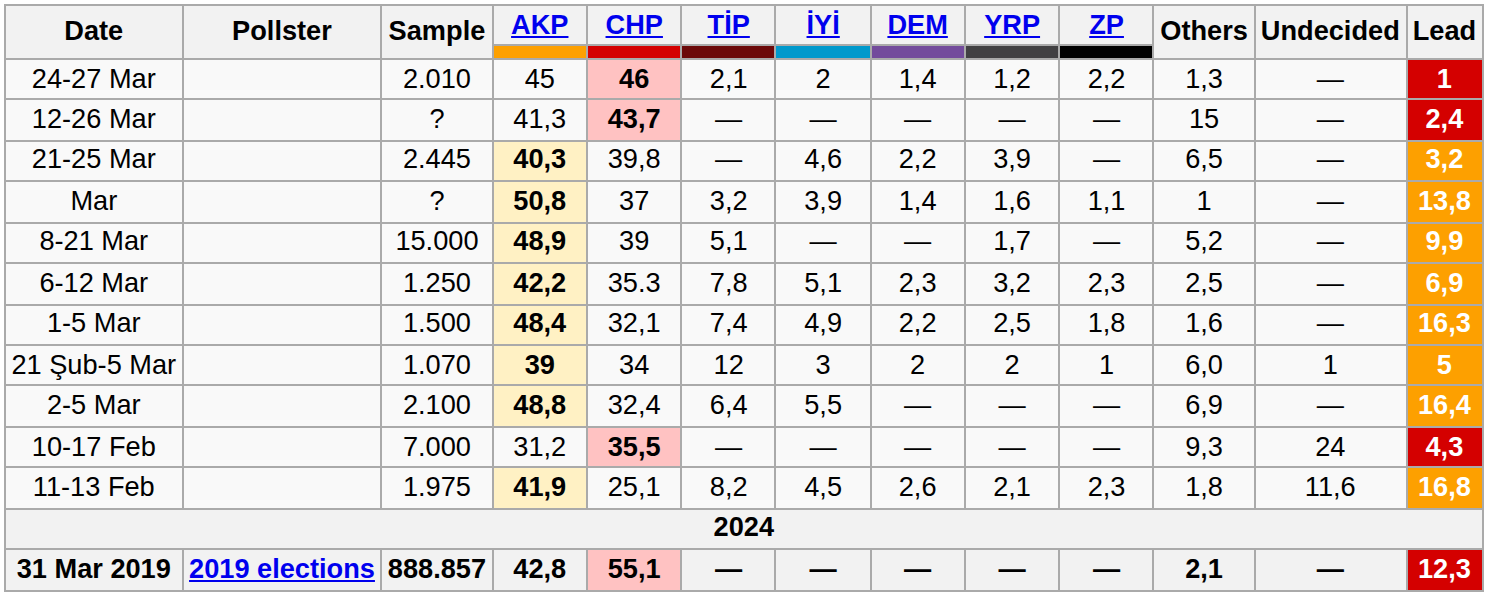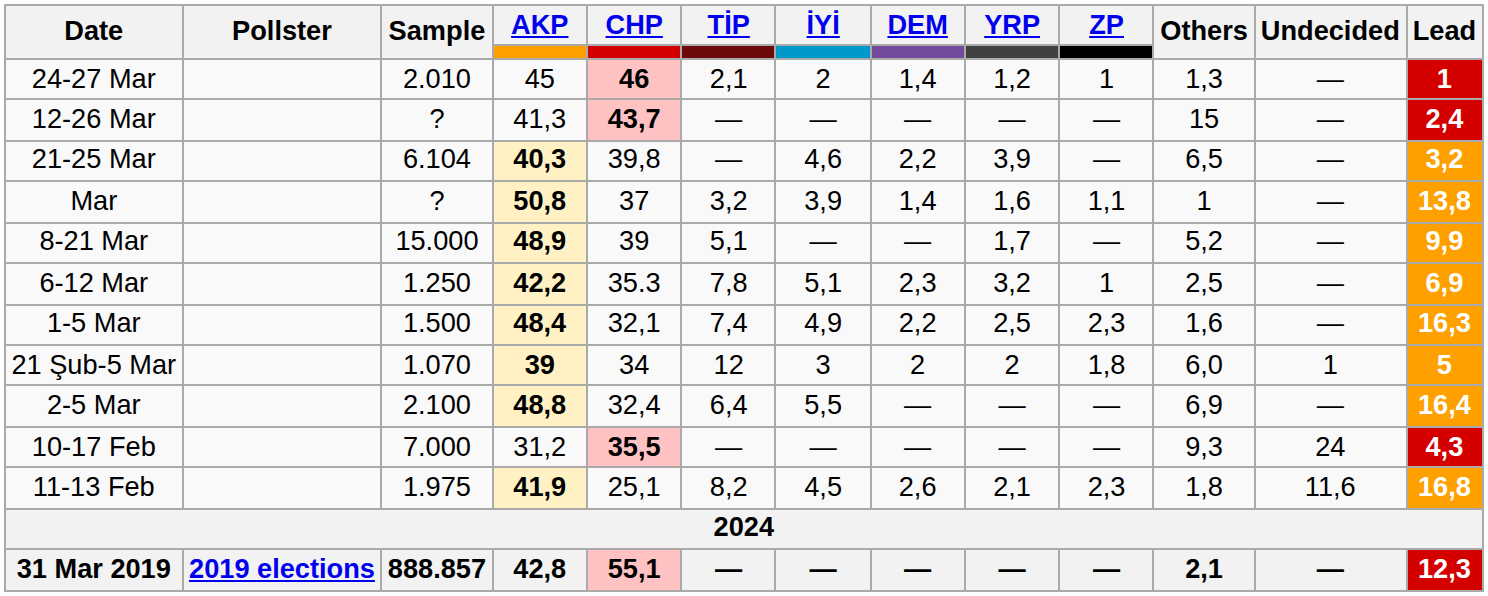(1107, 78) 2,2 -> (1107, 78) 1
(437, 160) 2.445 -> (437, 160) 6.104
(1107, 282) 2,3 -> (1107, 282) 1
(1107, 323) 1,8 -> (1107, 323) 2,3
(1107, 364) 1 -> (1107, 364) 1,8
